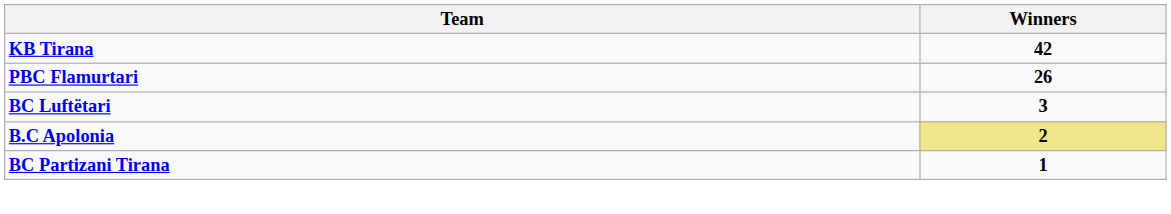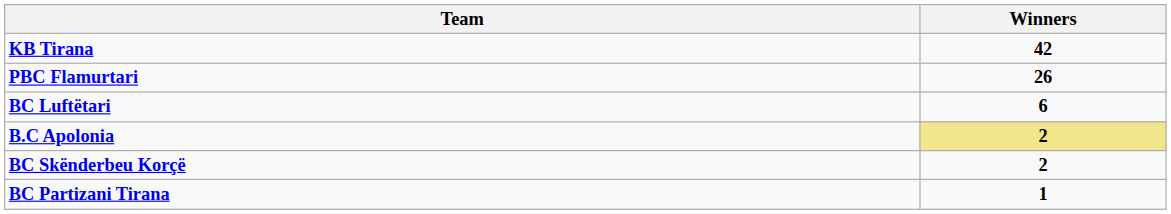(1043, 106) 3 -> (1043, 106) 6
+ row: (97, 164)
